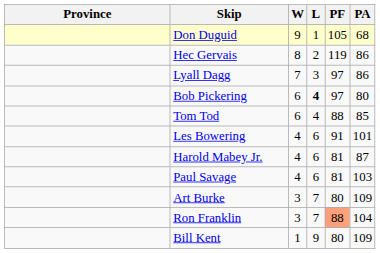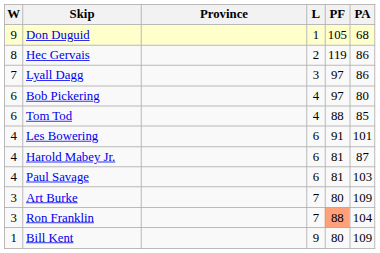columns swapped: (87, 14) <-> (298, 14)
(316, 95) bold -> (316, 95) normal
